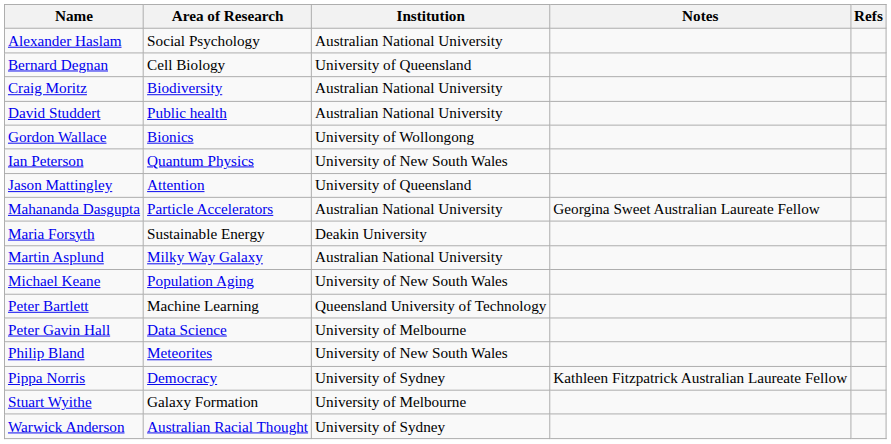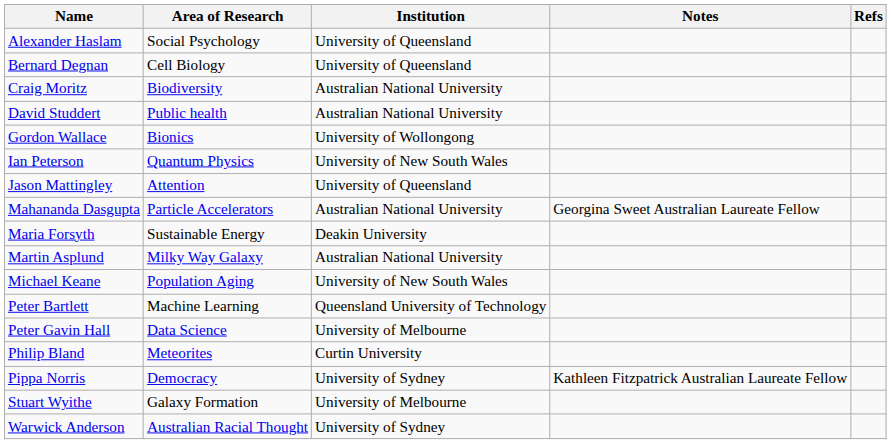(409, 40) Australian National University -> (393, 40) University of Queensland
(411, 354) University of New South Wales -> (368, 354) Curtin University
